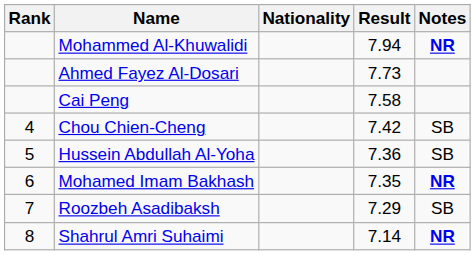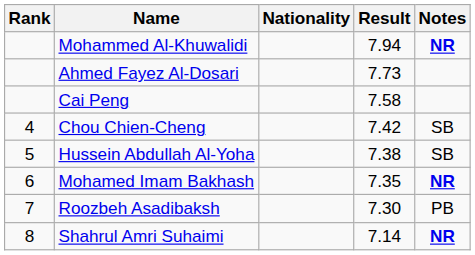(384, 154) 7.36 -> (384, 154) 7.38
(384, 209) 7.29 -> (384, 209) 7.30
(442, 209) SB -> (442, 209) PB
